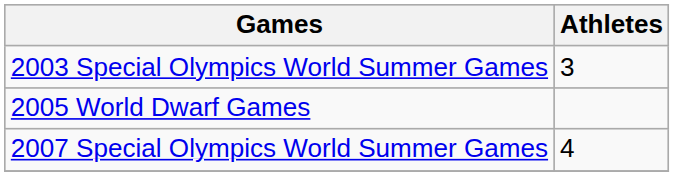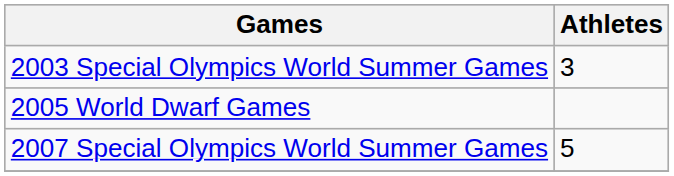(567, 149) 4 -> (567, 149) 5
